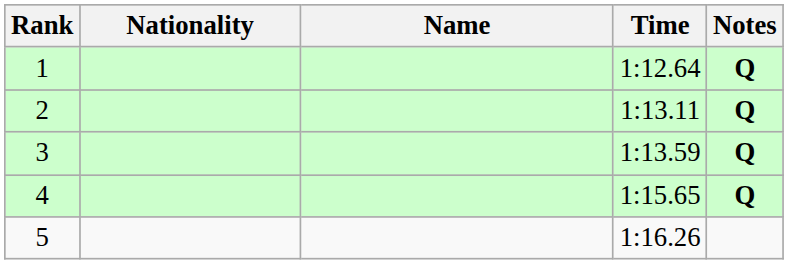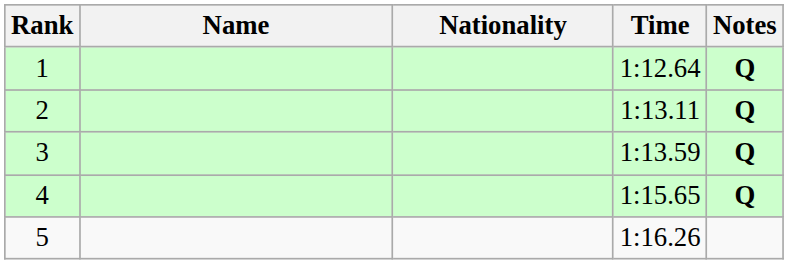columns swapped: (457, 25) <-> (190, 25)
